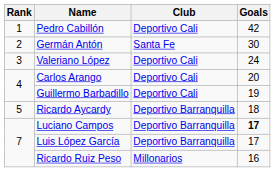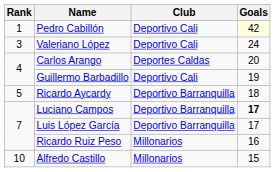(254, 28) no background -> (254, 28) lightyellow background
- row: (69, 45)
(166, 77) Deportivo Cali -> (171, 61) Deportes Caldas
+ row: (71, 158)
